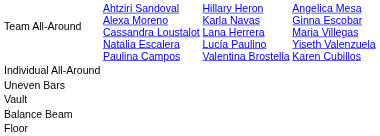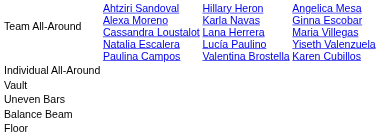rows swapped: (16, 100) <-> (35, 85)
